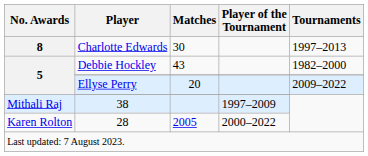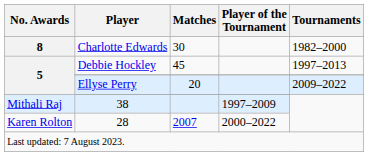(319, 46) 1997–2013 -> (319, 46) 1982–2000
(179, 65) 43 -> (179, 65) 45
(319, 65) 1982–2000 -> (319, 65) 1997–2013
(185, 122) 2005 -> (185, 122) 2007
